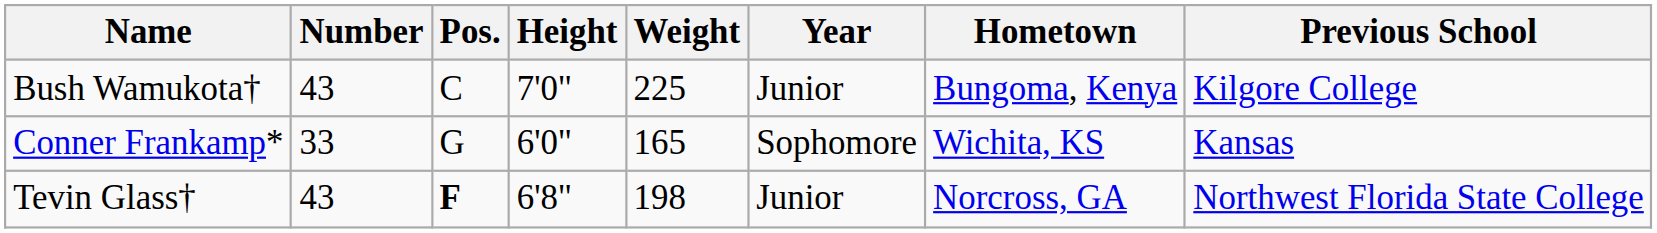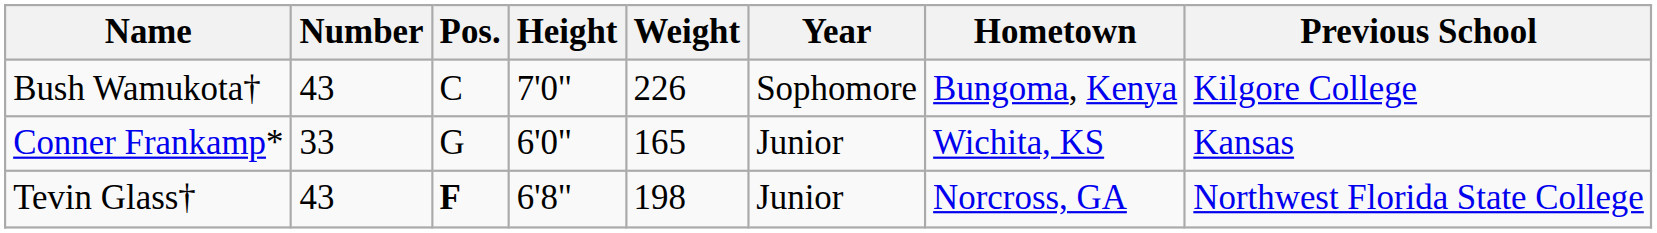(660, 87) 225 -> (660, 87) 226
(800, 87) Junior -> (837, 87) Sophomore
(837, 142) Sophomore -> (800, 142) Junior
